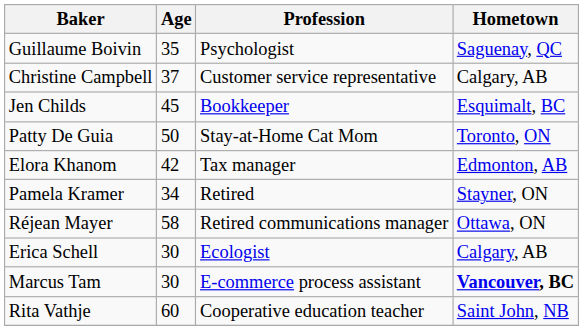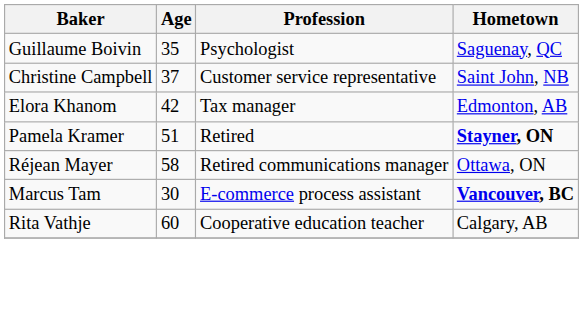(502, 77) Calgary, AB -> (513, 77) Saint John, NB
- row: (47, 106)
- row: (61, 135)
(170, 194) 34 -> (170, 135) 51
(502, 194) normal -> (505, 135) bold
- row: (54, 252)
(513, 310) Saint John, NB -> (502, 223) Calgary, AB
